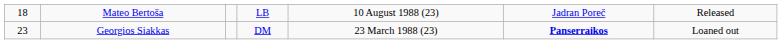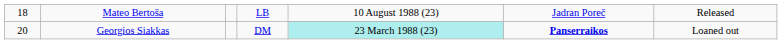(22, 30) 23 -> (22, 30) 20
(396, 30) no background -> (396, 30) paleturquoise background
